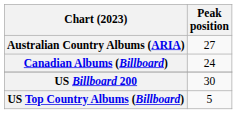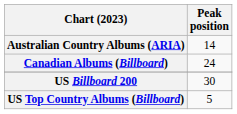(209, 44) 27 -> (209, 44) 14
